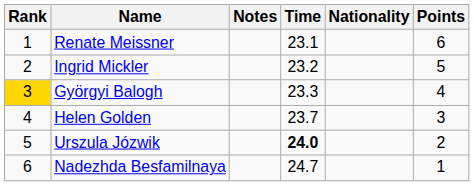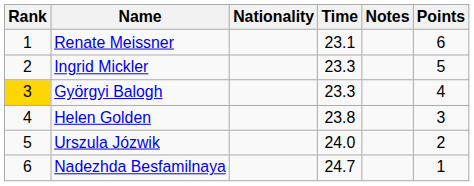columns swapped: (369, 17) <-> (255, 17)
(303, 67) 23.2 -> (340, 67) 23.3
(303, 117) 23.7 -> (340, 117) 23.8
(303, 142) bold -> (340, 142) normal
